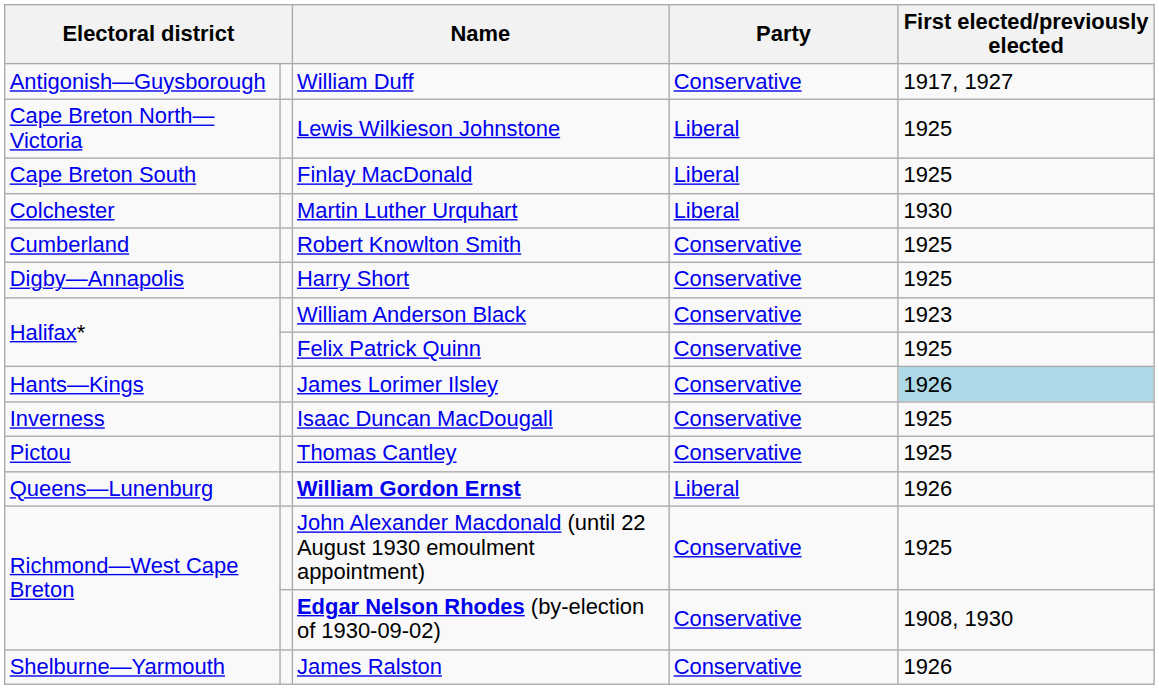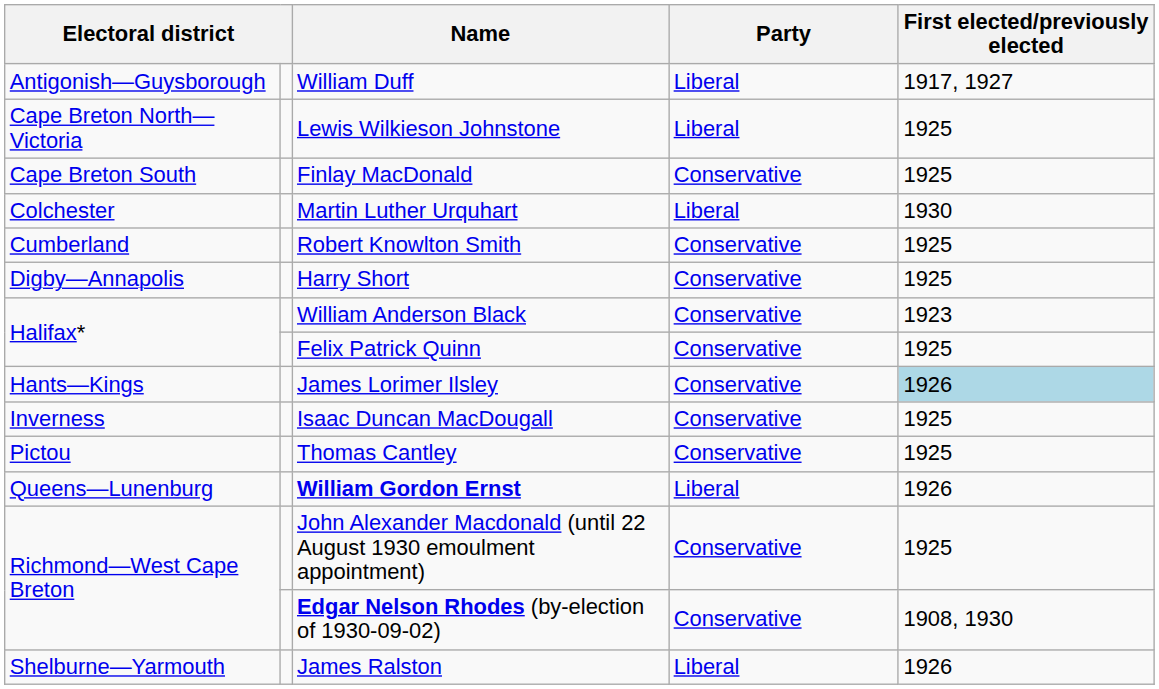(738, 81) Conservative -> (707, 81) Liberal
(707, 175) Liberal -> (738, 175) Conservative
(738, 666) Conservative -> (707, 666) Liberal
